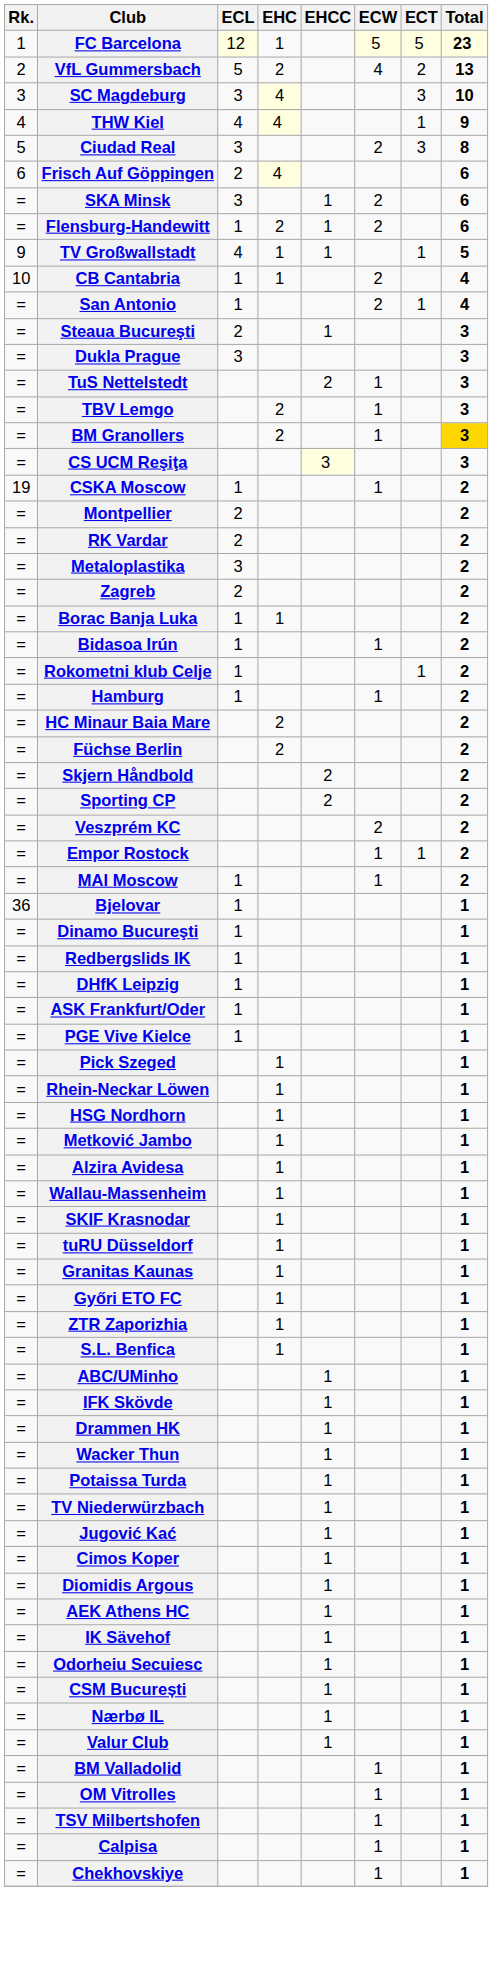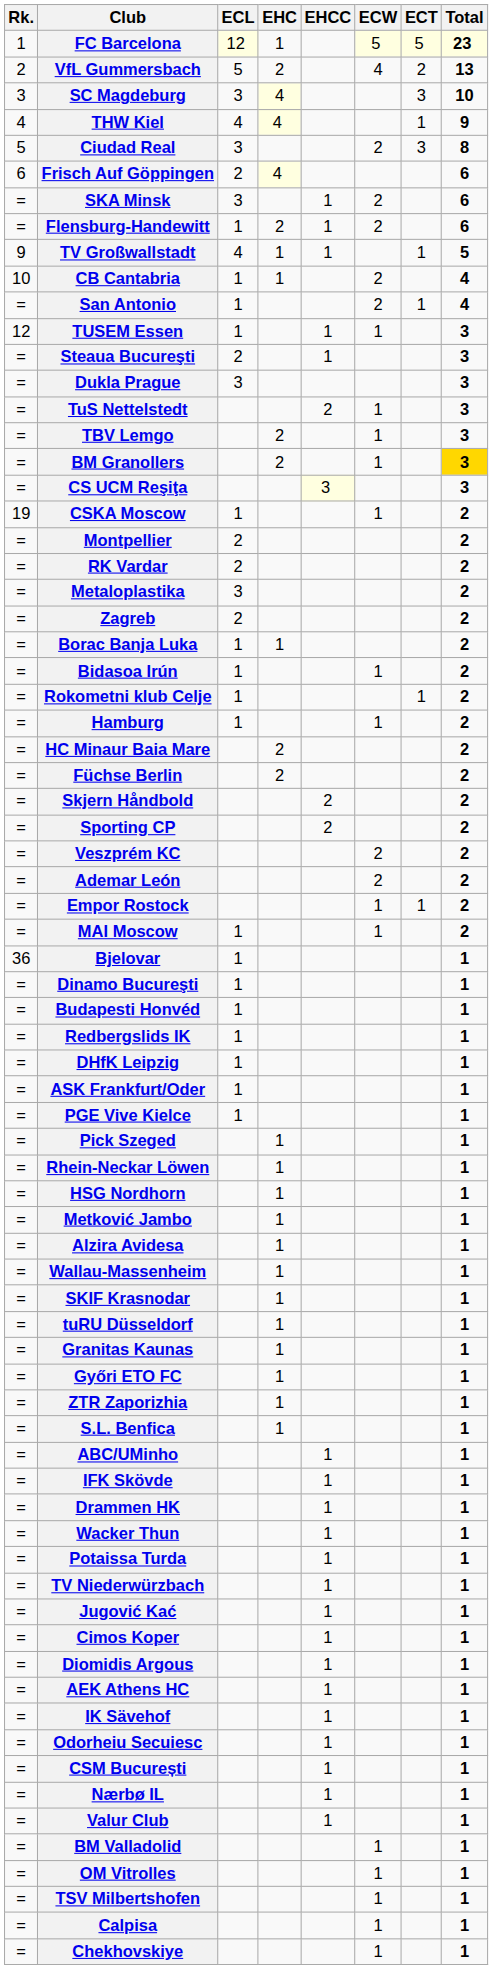+ row: (128, 331)
+ row: (128, 880)
+ row: (128, 1010)
